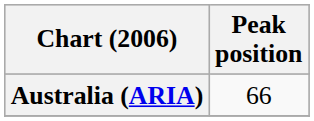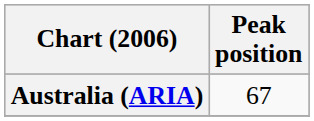(259, 94) 66 -> (259, 94) 67
